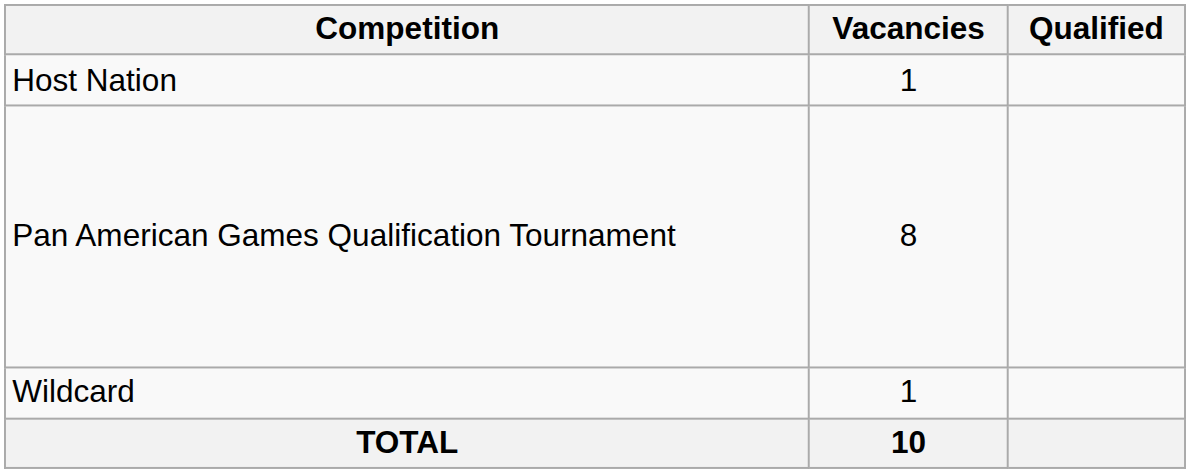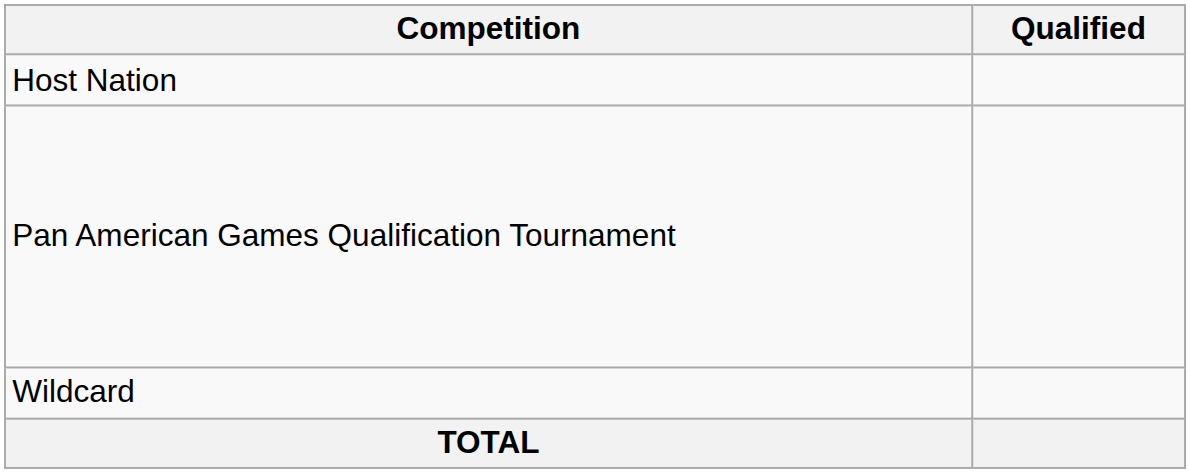- column: (909, 29)
